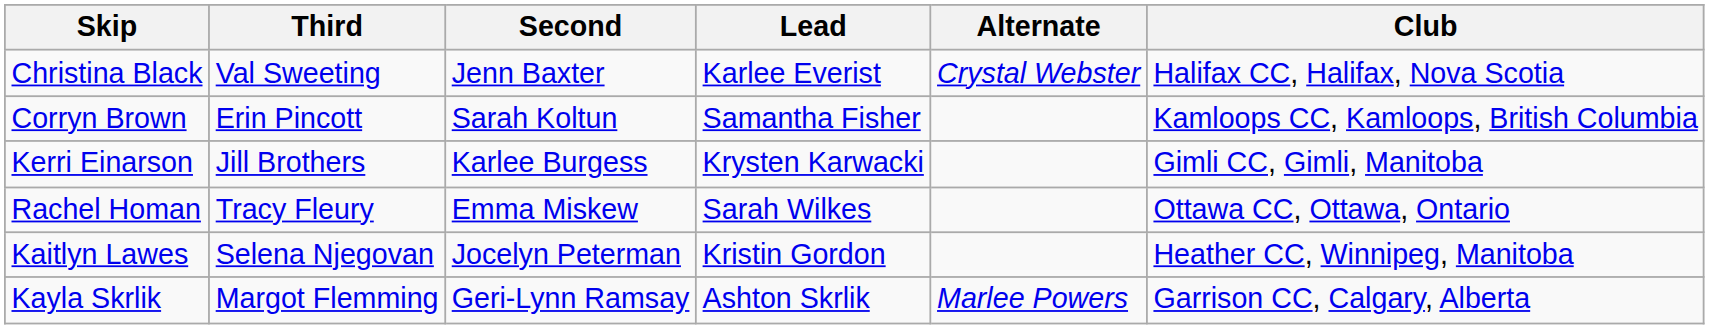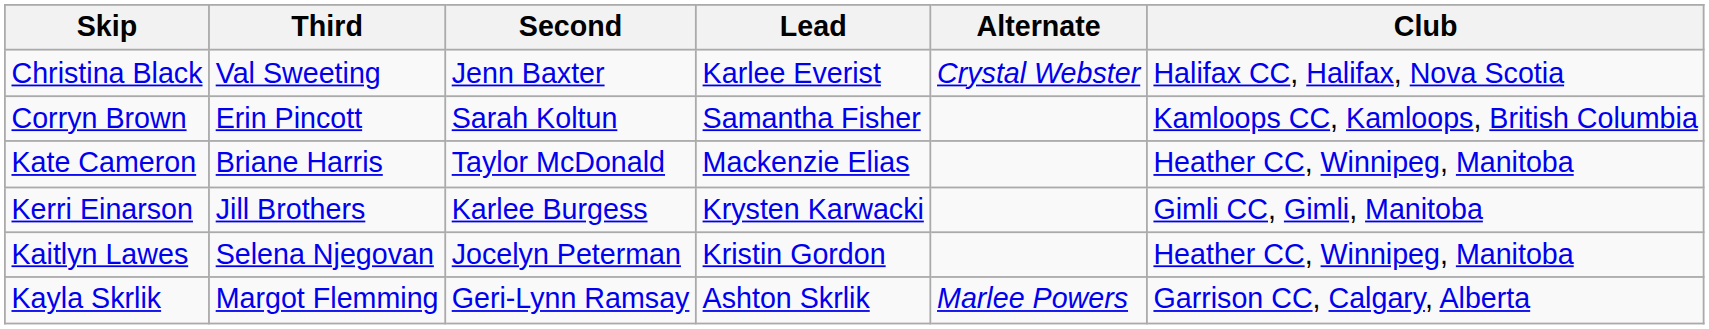+ row: (104, 163)
- row: (106, 208)
